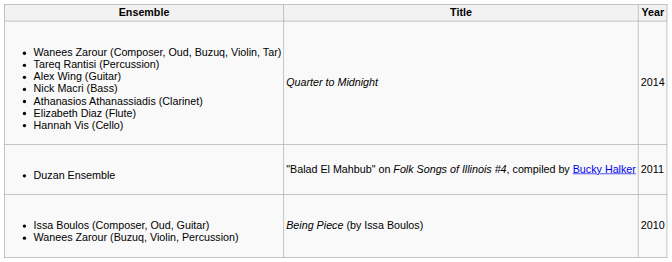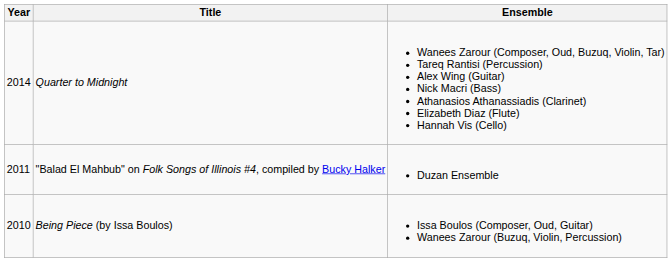columns swapped: (653, 13) <-> (144, 13)
